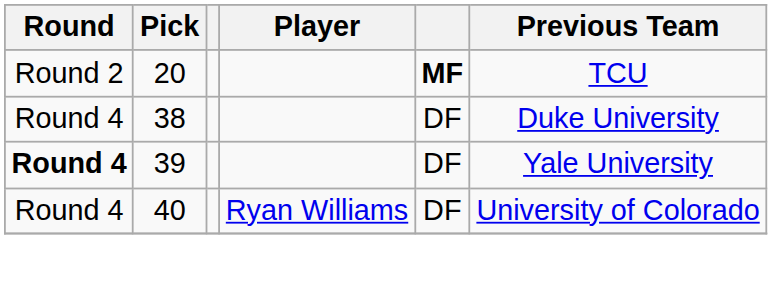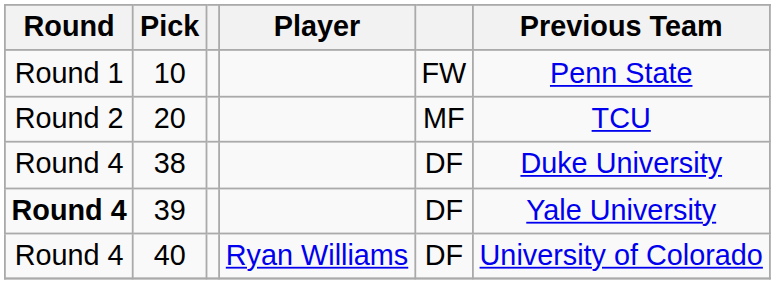+ row: (170, 73)
(442, 73) bold -> (444, 118) normal
